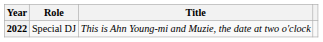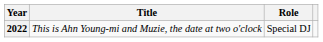columns swapped: (196, 12) <-> (54, 12)
